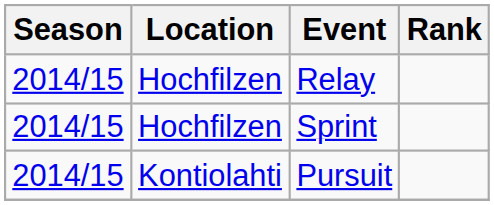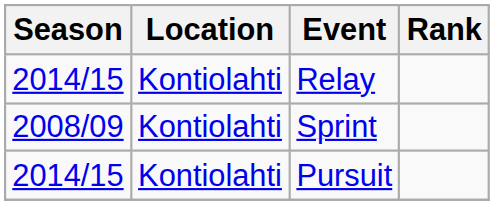(210, 78) Hochfilzen -> (210, 78) Kontiolahti
(68, 127) 2014/15 -> (68, 127) 2008/09
(210, 127) Hochfilzen -> (210, 127) Kontiolahti
